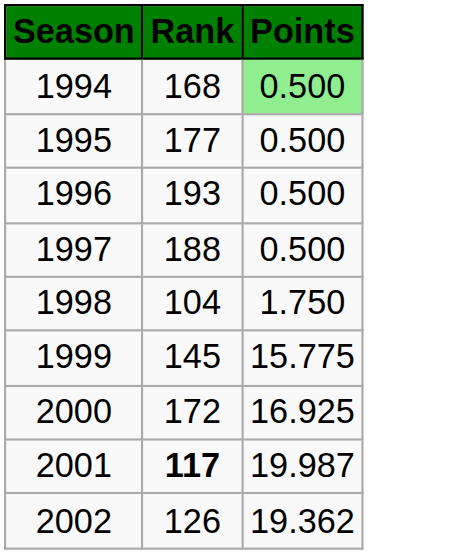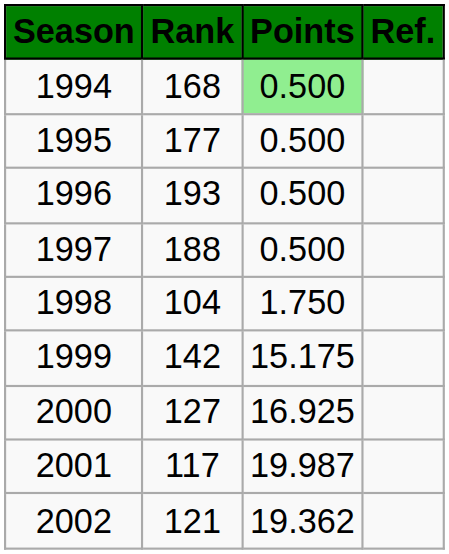+ column: (403, 31)
(192, 357) 145 -> (192, 357) 142
(302, 357) 15.775 -> (302, 357) 15.175
(192, 411) 172 -> (192, 411) 127
(192, 466) bold -> (192, 466) normal
(192, 520) 126 -> (192, 520) 121
